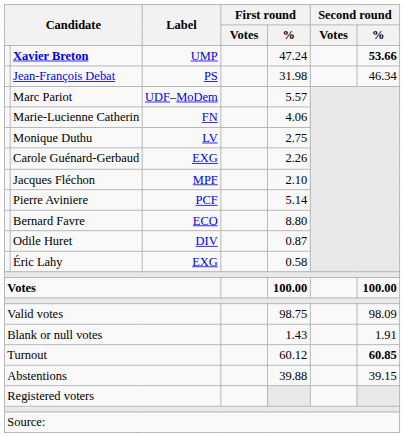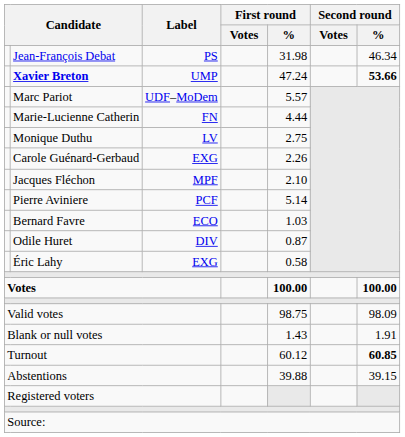rows swapped: (51, 56) <-> (64, 76)
(296, 117) 4.06 -> (296, 117) 4.44
(296, 220) 8.80 -> (296, 220) 1.03
